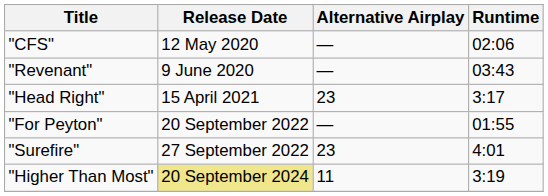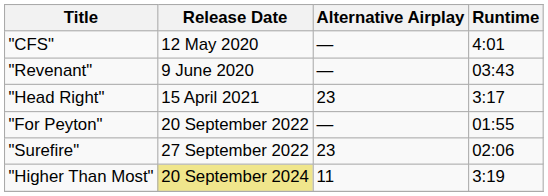(493, 44) 02:06 -> (489, 44) 4:01
(489, 151) 4:01 -> (493, 151) 02:06
